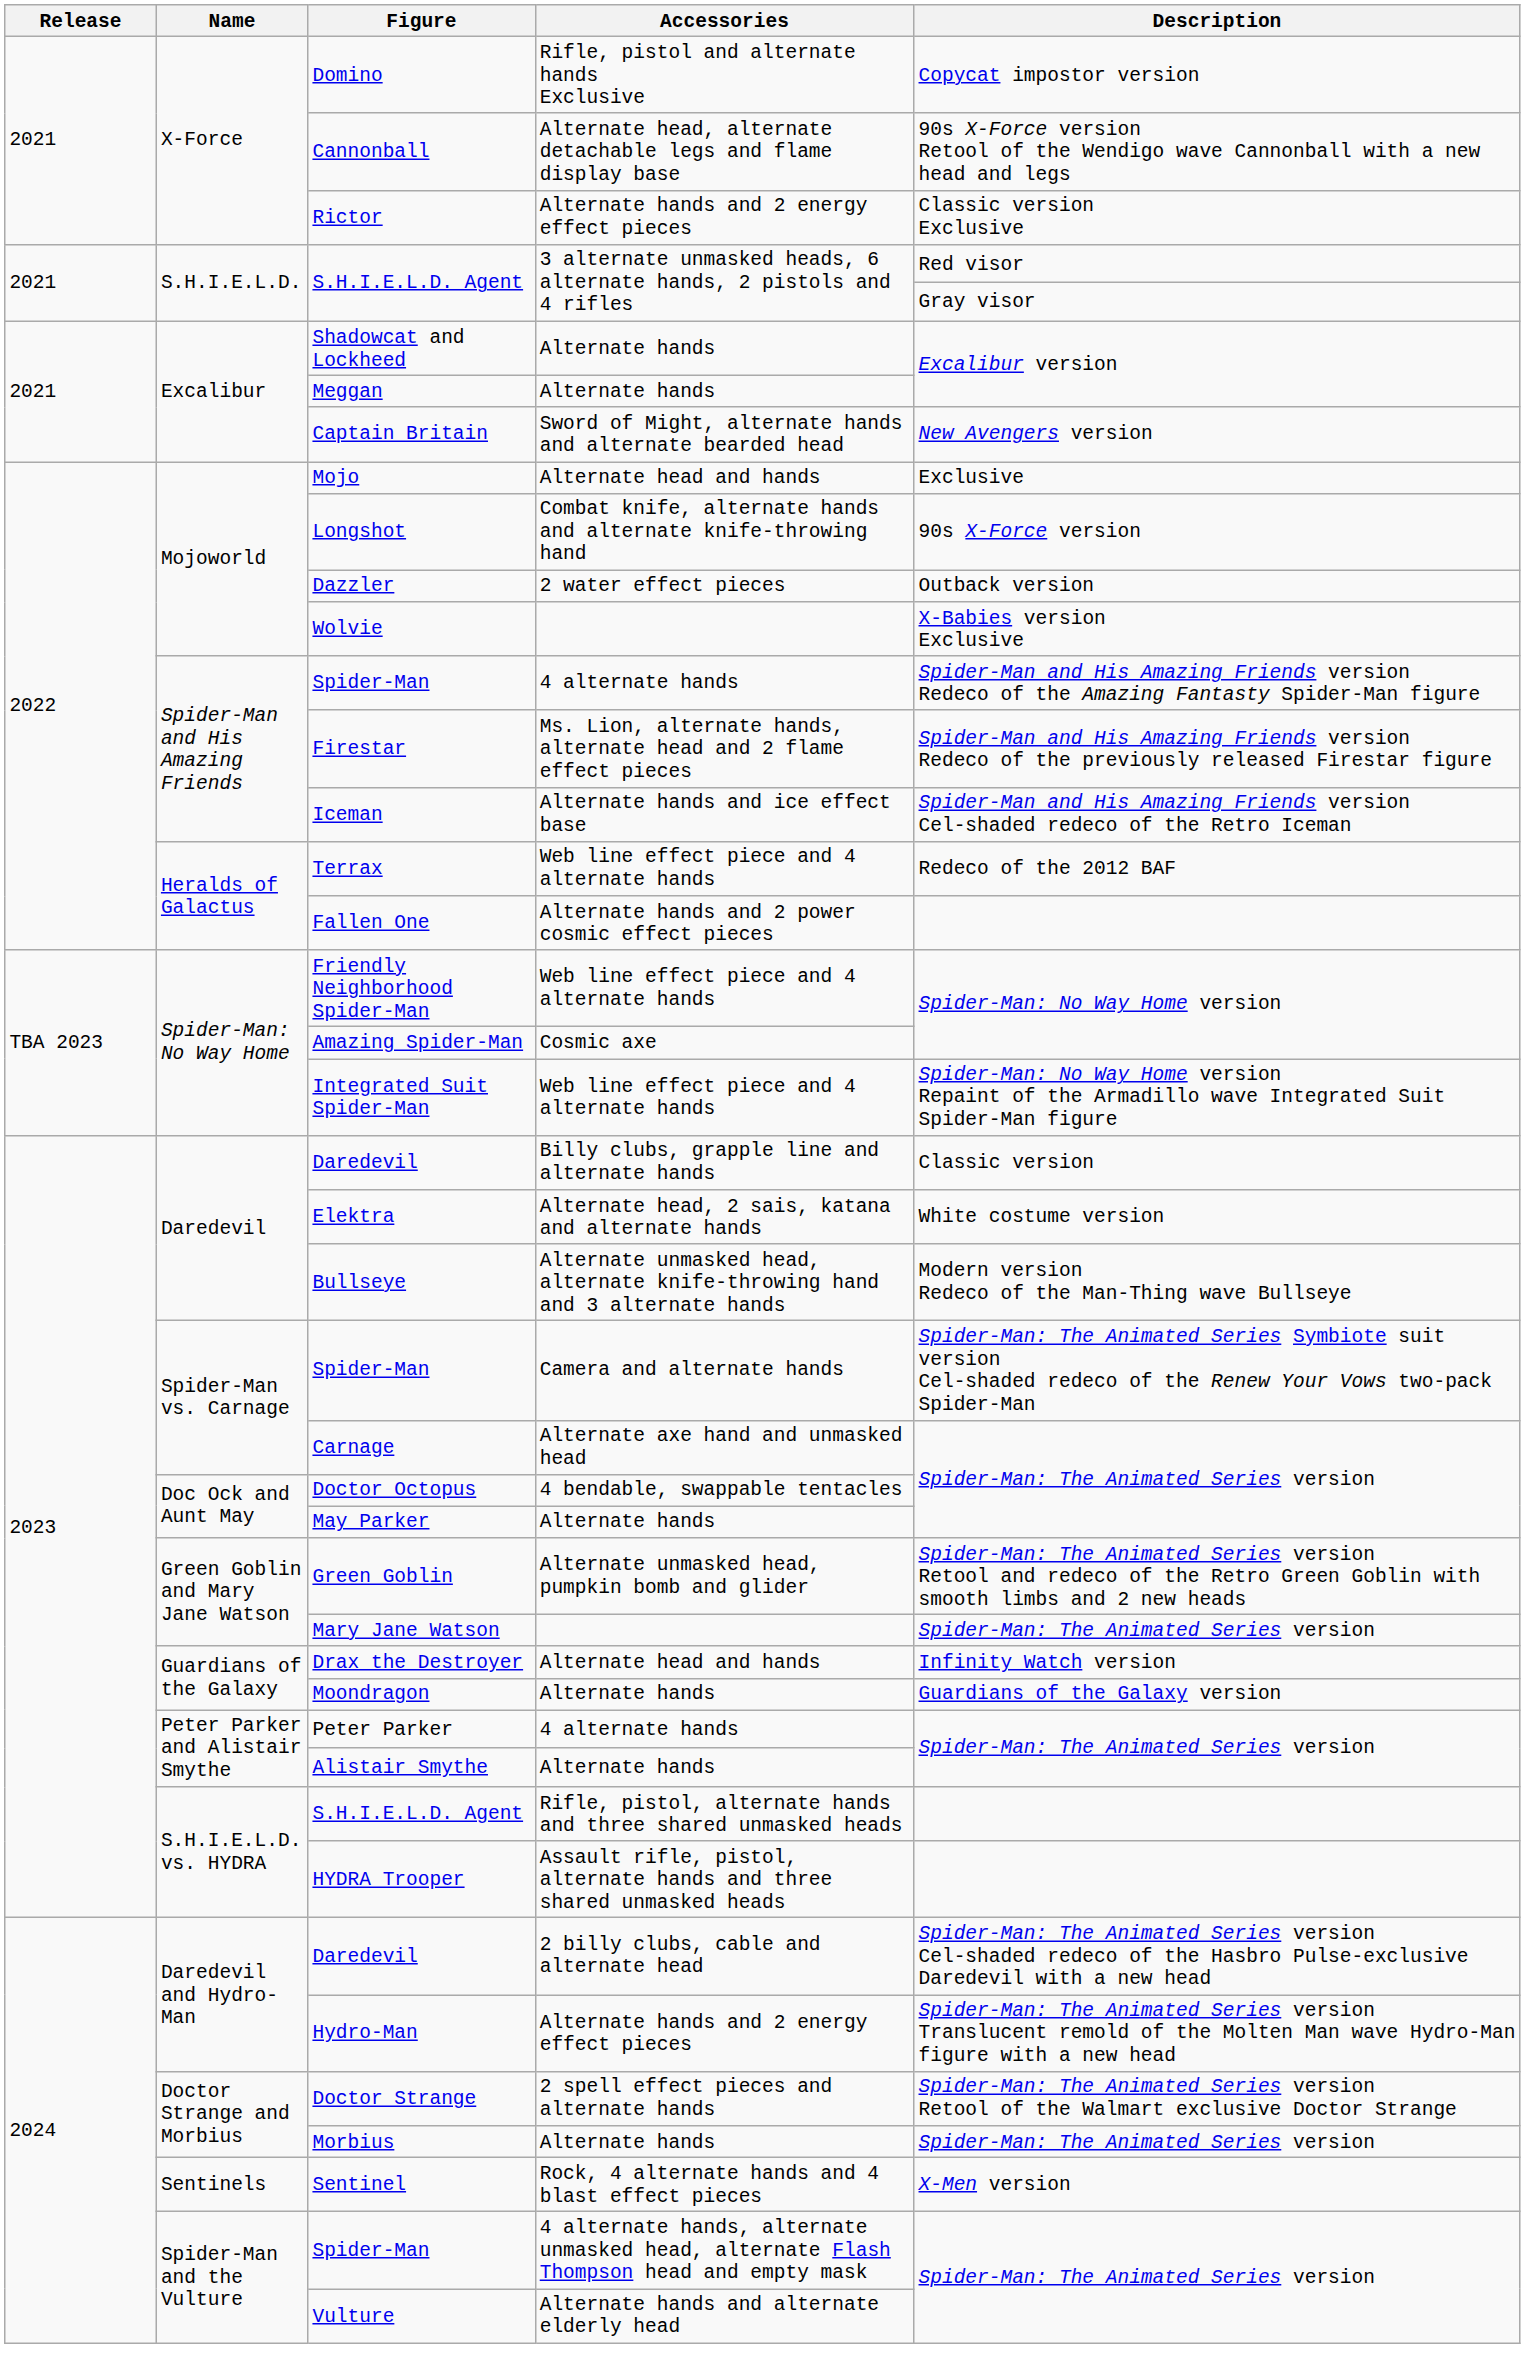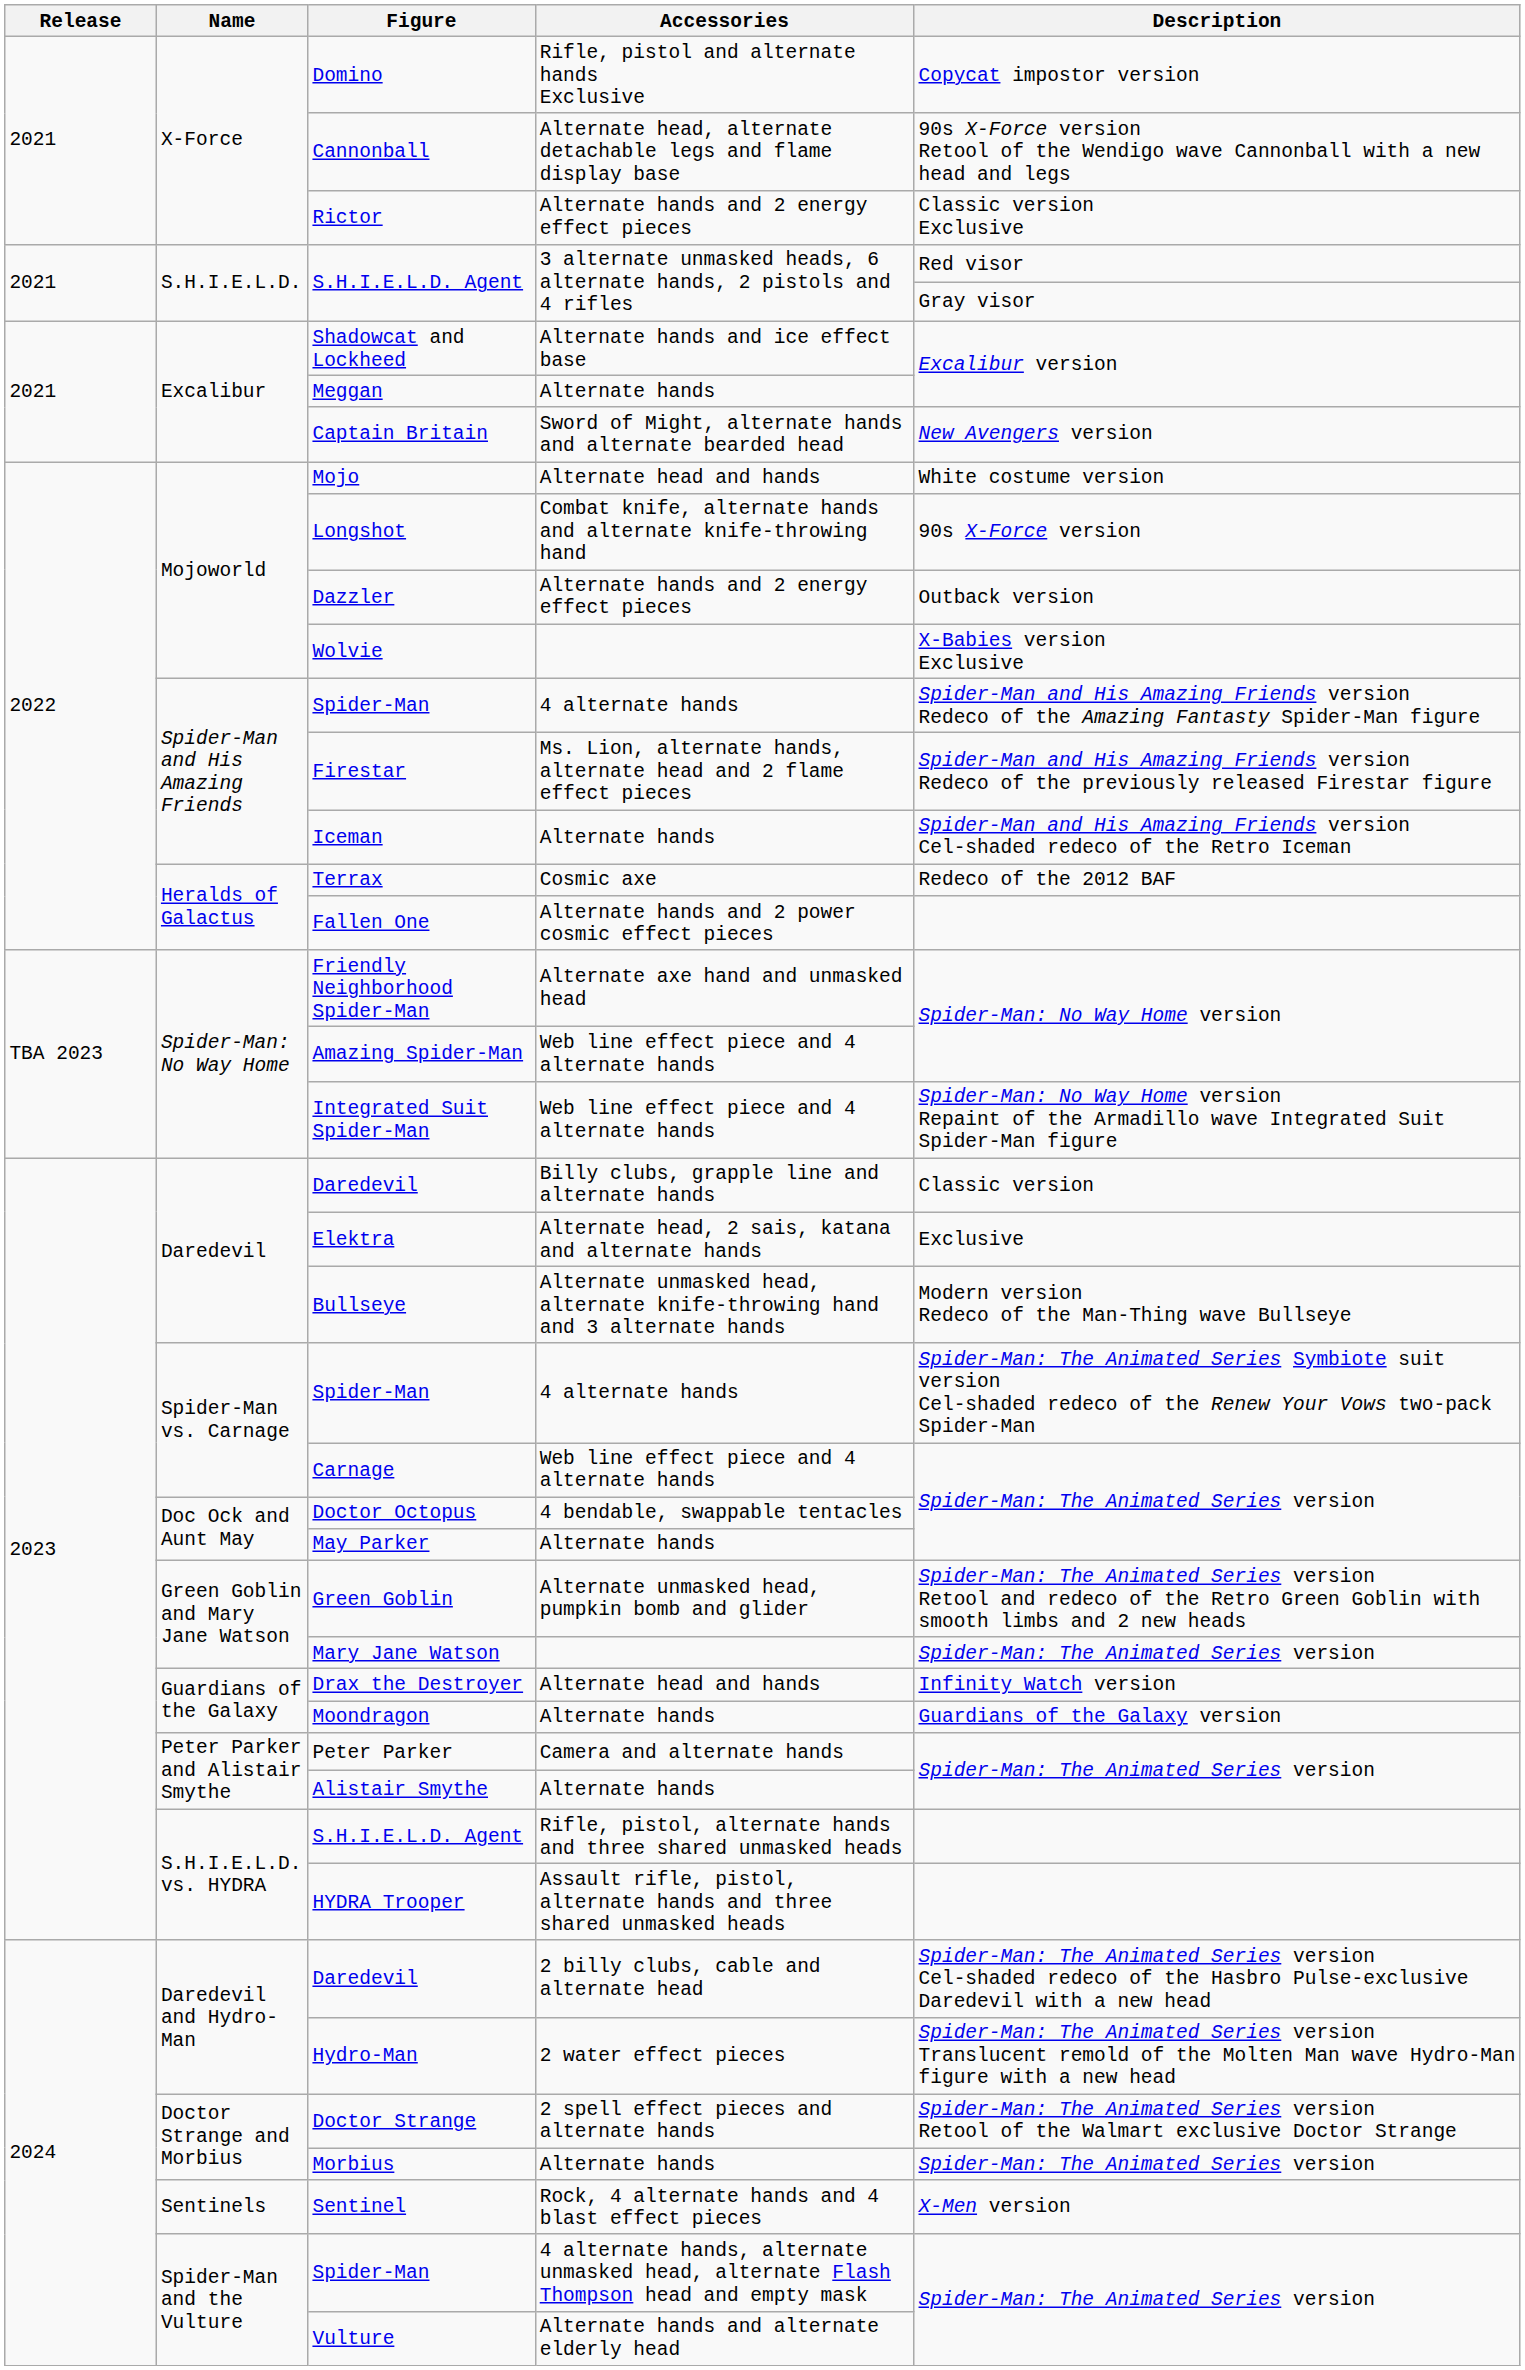(627, 348) Alternate hands -> (715, 348) Alternate hands and ice effect base
(971, 477) Exclusive -> (1041, 477) White costume version
(663, 586) 2 water effect pieces -> (704, 597) Alternate hands and 2 energy effect pieces
(715, 814) Alternate hands and ice effect base -> (627, 837) Alternate hands
(698, 869) Web line effect piece and 4 alternate hands -> (598, 880) Cosmic axe
(698, 988) Web line effect piece and 4 alternate hands -> (721, 988) Alternate axe hand and unmasked head
(598, 1043) Cosmic axe -> (698, 1054) Web line effect piece and 4 alternate hands
(1041, 1217) White costume version -> (971, 1239) Exclusive
(692, 1370) Camera and alternate hands -> (639, 1393) 4 alternate hands
(721, 1447) Alternate axe hand and unmasked head -> (698, 1470) Web line effect piece and 4 alternate hands
(639, 1729) 4 alternate hands -> (692, 1752) Camera and alternate hands
(704, 2033) Alternate hands and 2 energy effect pieces -> (663, 2055) 2 water effect pieces
